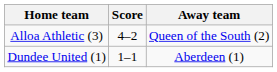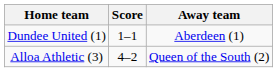rows swapped: (57, 56) <-> (57, 35)
